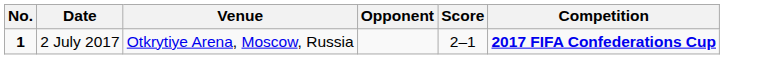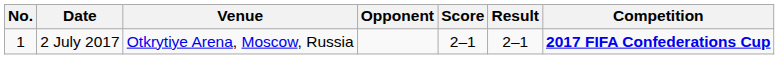+ column: (515, 16)
(21, 41) bold -> (21, 41) normal
